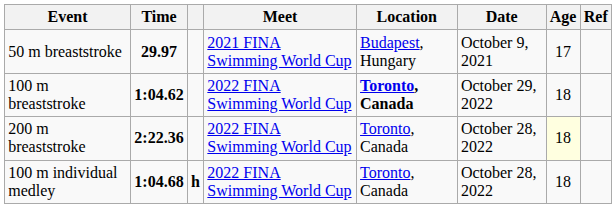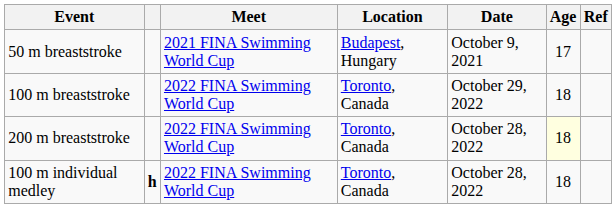- column: (159, 17)
(389, 94) bold -> (368, 94) normal
